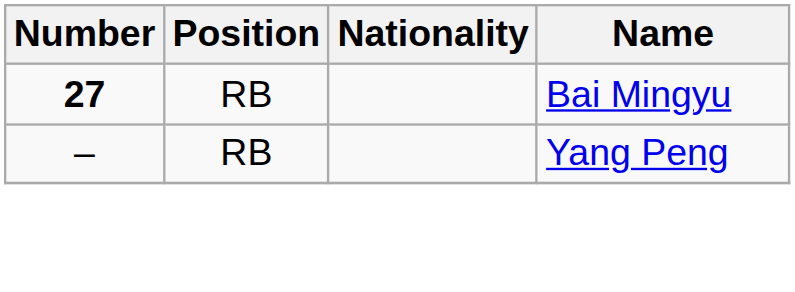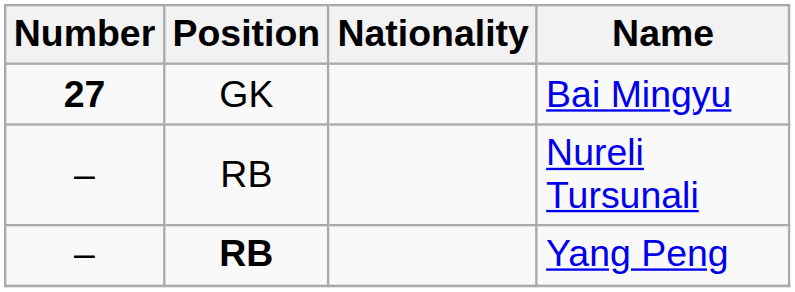(246, 93) RB -> (246, 93) GK
+ row: (622, 174)
(246, 152) normal -> (246, 254) bold
